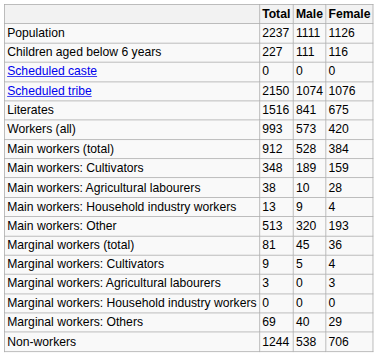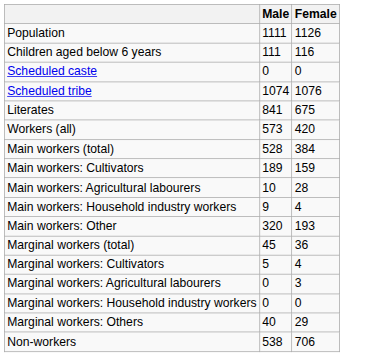- column: (276, 14)
